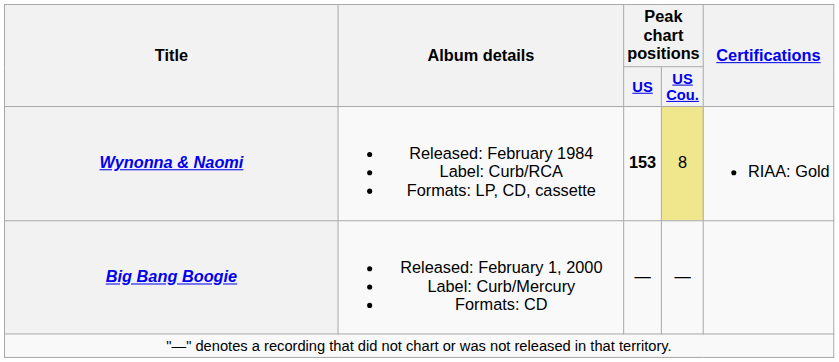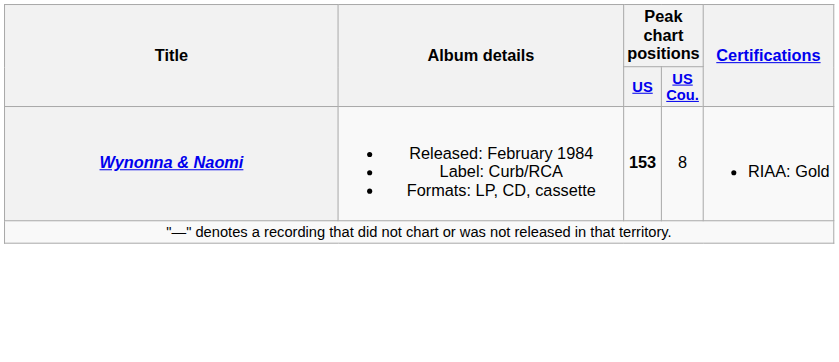(683, 163) khaki background -> (683, 163) no background
- row: (171, 277)
